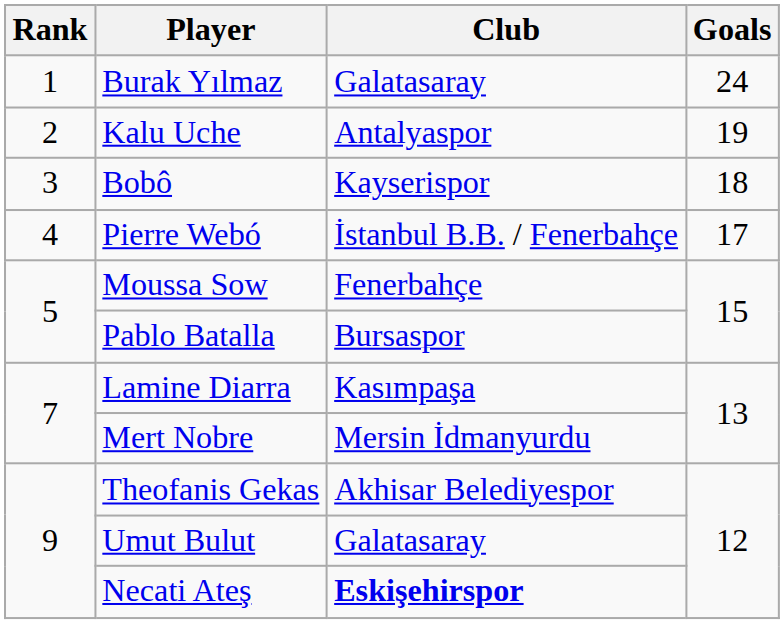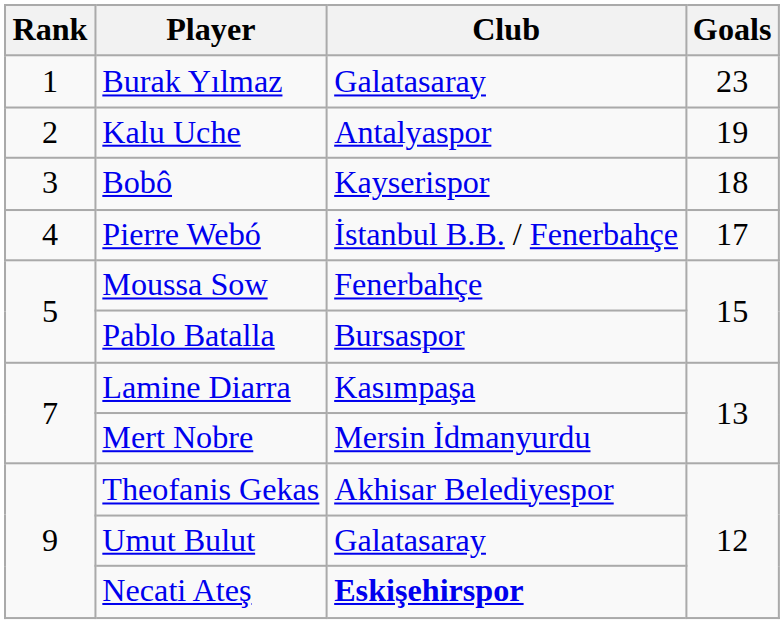(732, 81) 24 -> (732, 81) 23
